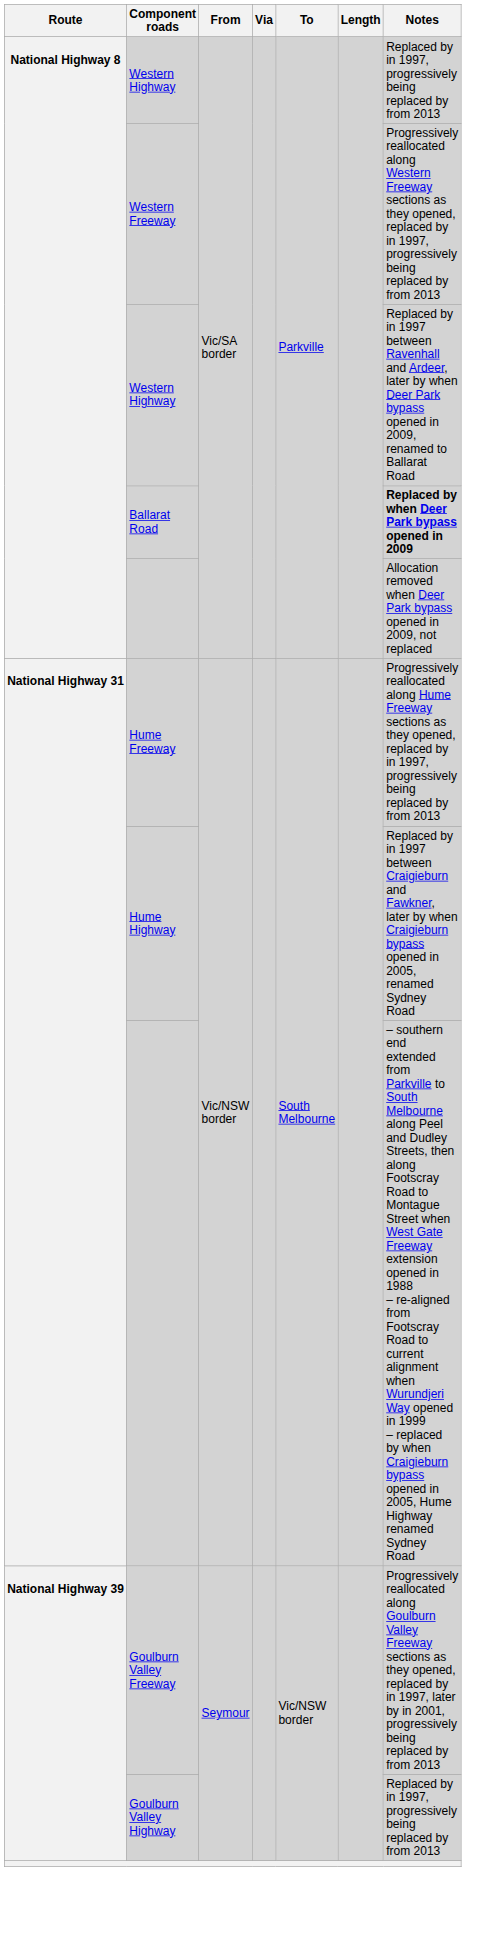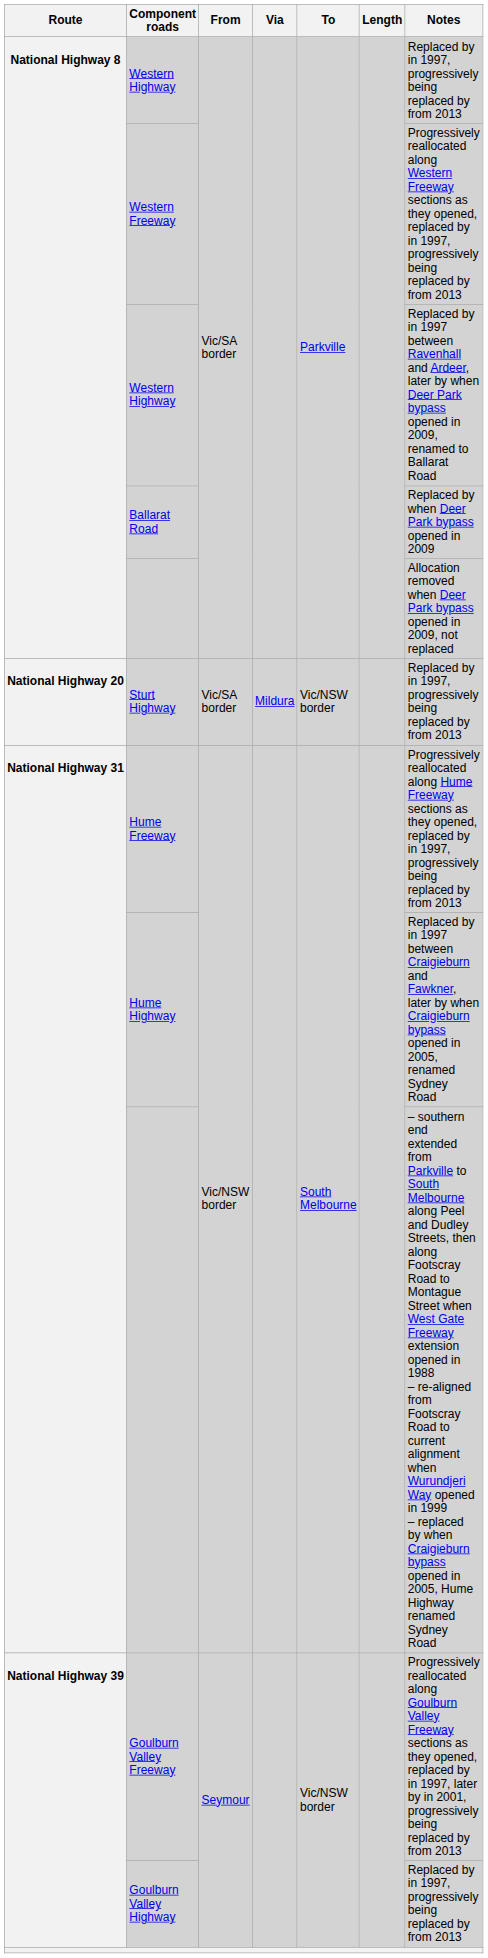(422, 522) bold -> (441, 522) normal
+ row: (65, 681)
